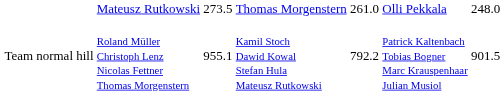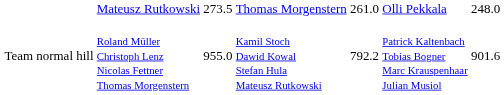(218, 55) 955.1 -> (218, 55) 955.0
(486, 55) 901.5 -> (486, 55) 901.6
